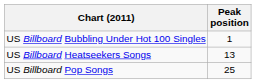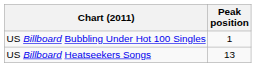- row: (60, 70)
